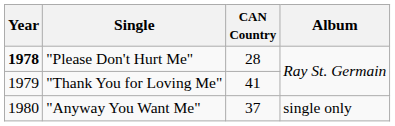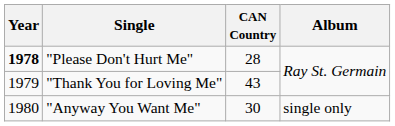(253, 83) 41 -> (253, 83) 43
(253, 108) 37 -> (253, 108) 30
